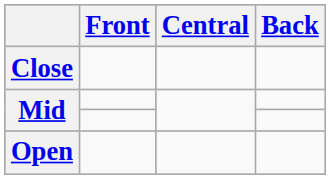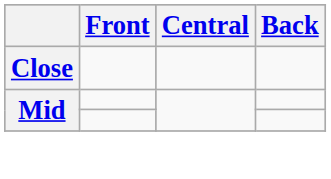- row: (42, 151)
